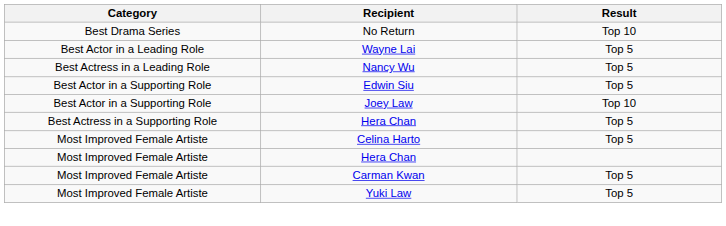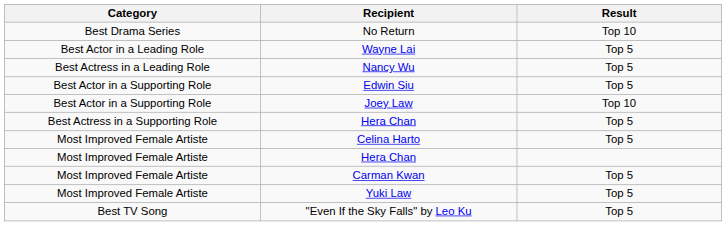+ row: (132, 211)
